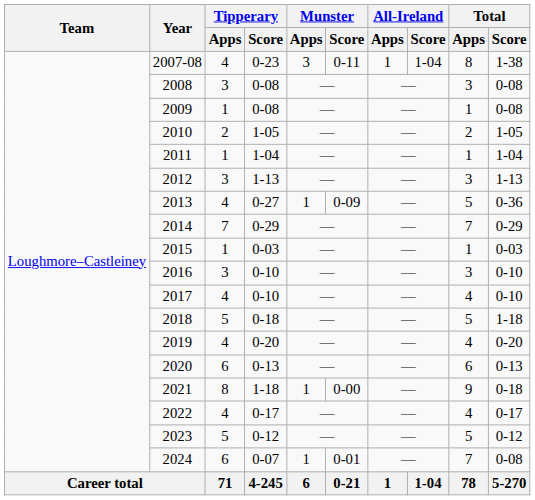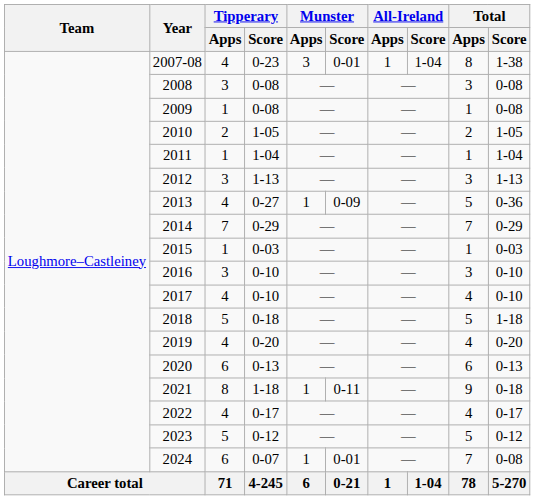(347, 62) 0-11 -> (347, 62) 0-01
(347, 389) 0-00 -> (347, 389) 0-11
